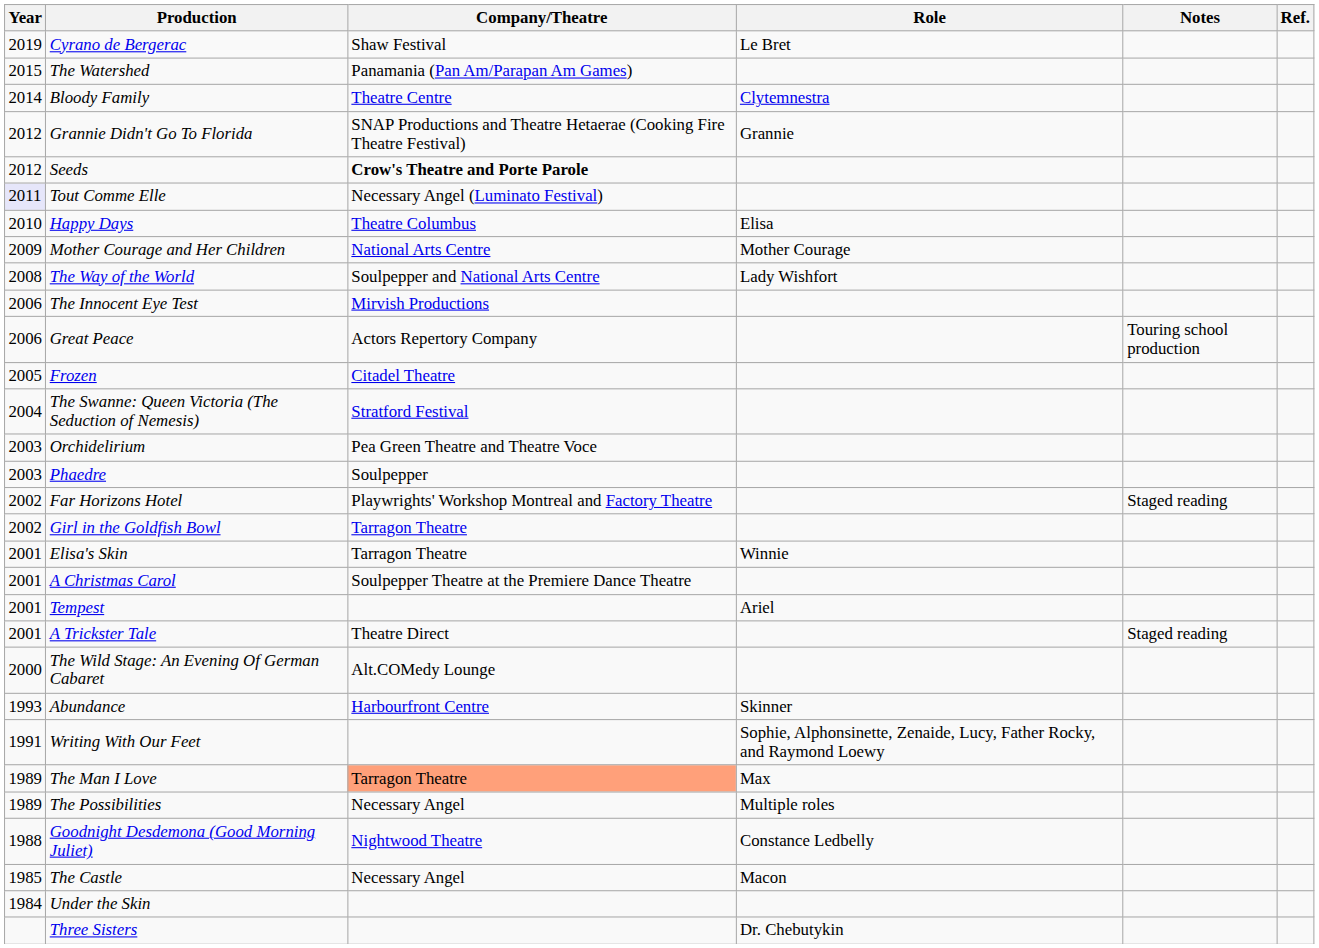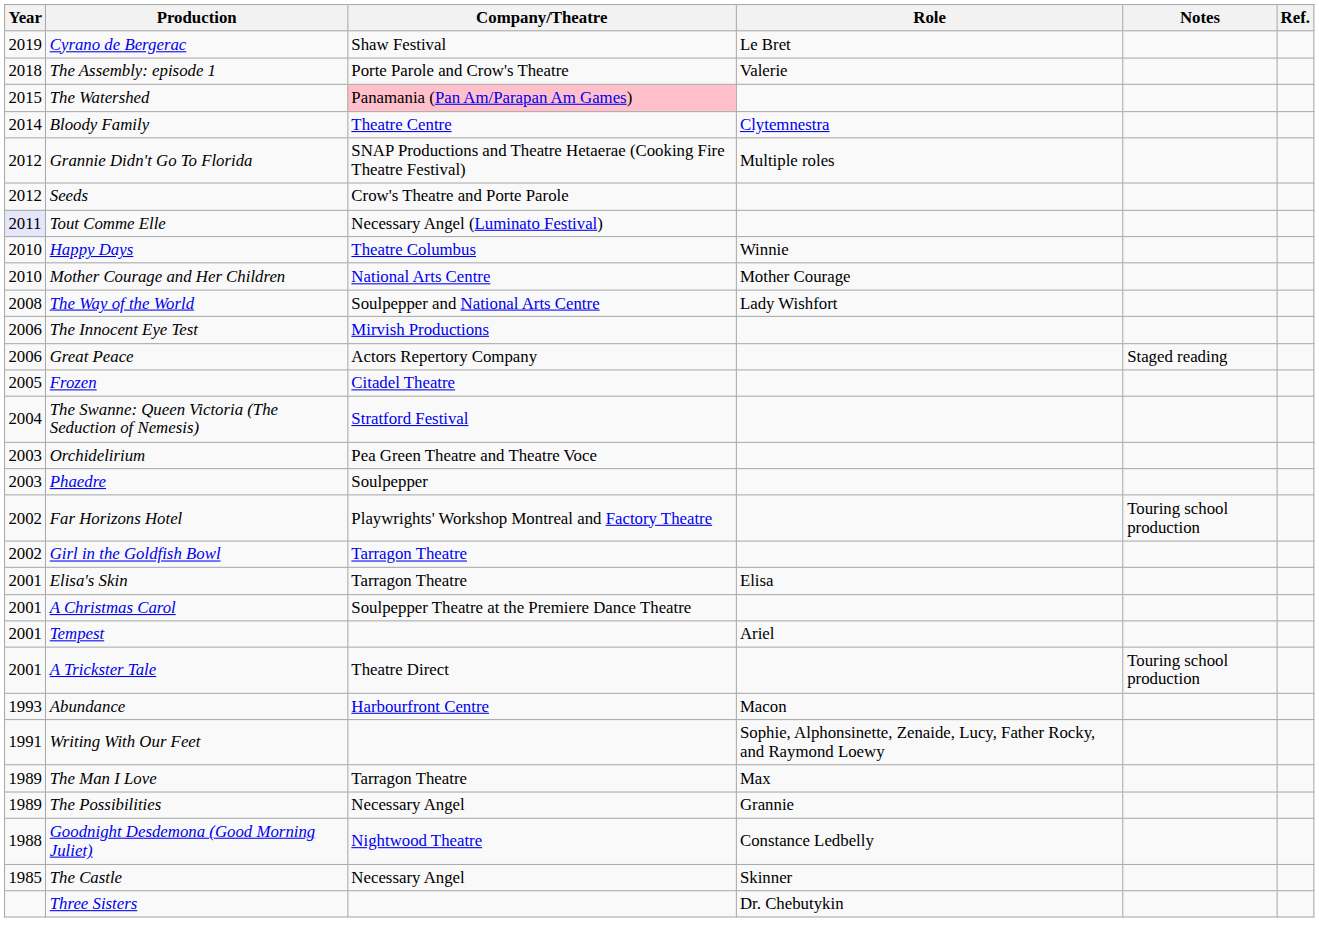+ row: (133, 71)
(492, 71) no background -> (492, 97) pink background
(767, 133) Grannie -> (787, 160) Multiple roles
(470, 169) bold -> (460, 196) normal
(757, 223) Elisa -> (764, 249) Winnie
(25, 249) 2009 -> (25, 276) 2010
(1178, 339) Touring school production -> (1177, 356) Staged reading
(1177, 500) Staged reading -> (1178, 518) Touring school production
(764, 554) Winnie -> (757, 580) Elisa
(1177, 634) Staged reading -> (1178, 670) Touring school production
- row: (184, 670)
(766, 706) Skinner -> (763, 706) Macon
(409, 778) lightsalmon background -> (409, 778) no background
(787, 805) Multiple roles -> (767, 805) Grannie
(763, 877) Macon -> (766, 877) Skinner
- row: (100, 903)
